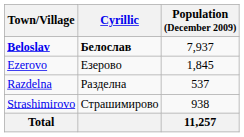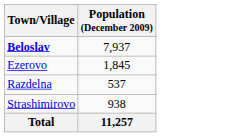- column: (120, 20)
